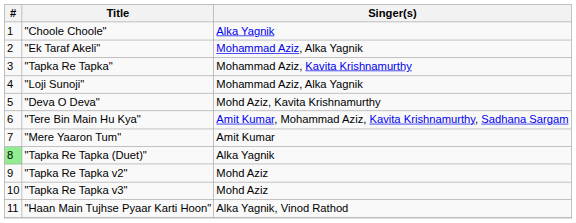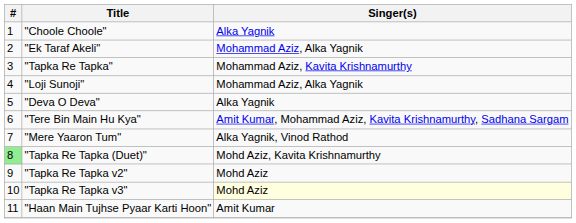(299, 102) Mohd Aziz, Kavita Krishnamurthy -> (245, 102) Alka Yagnik
(246, 137) Amit Kumar -> (282, 137) Alka Yagnik, Vinod Rathod
(245, 155) Alka Yagnik -> (299, 155) Mohd Aziz, Kavita Krishnamurthy
(242, 191) no background -> (242, 191) lightyellow background
(282, 208) Alka Yagnik, Vinod Rathod -> (246, 208) Amit Kumar
